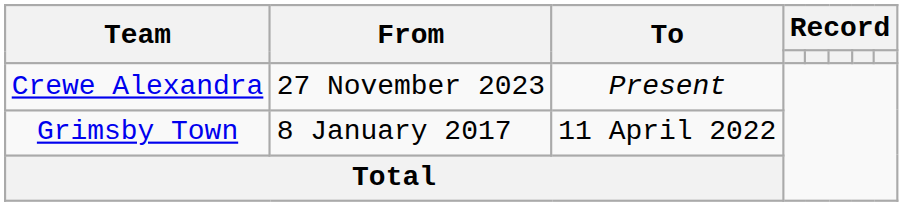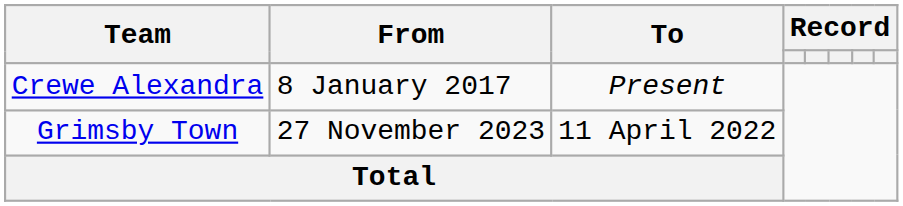(411, 87) 27 November 2023 -> (394, 87) 8 January 2017
(394, 132) 8 January 2017 -> (411, 132) 27 November 2023
